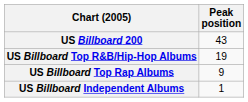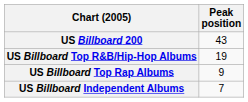(221, 89) 1 -> (221, 89) 7
